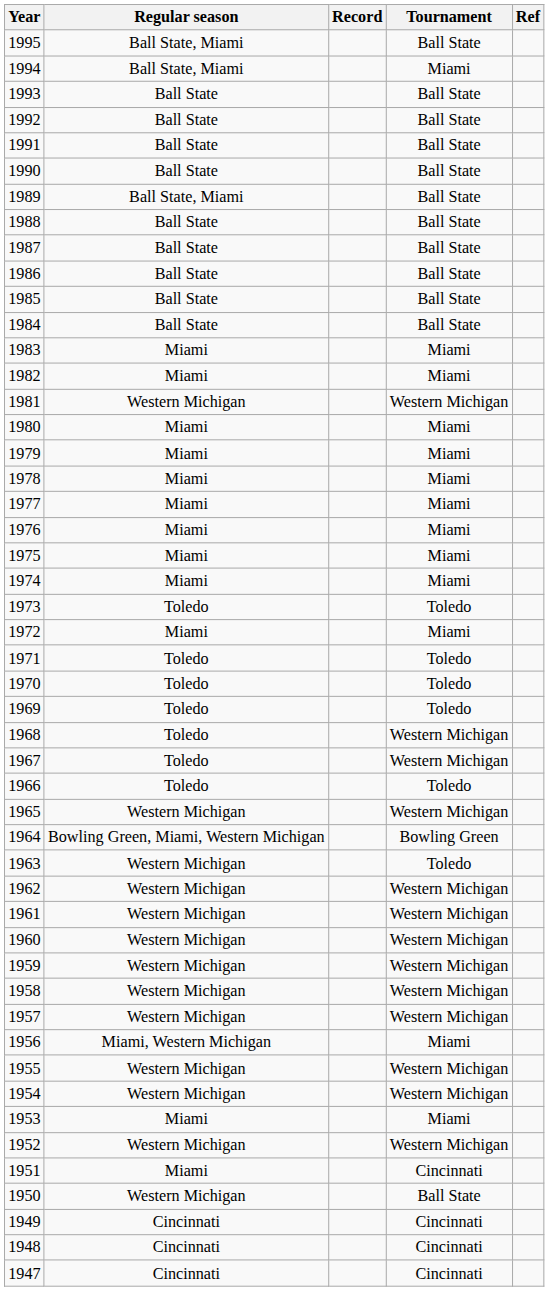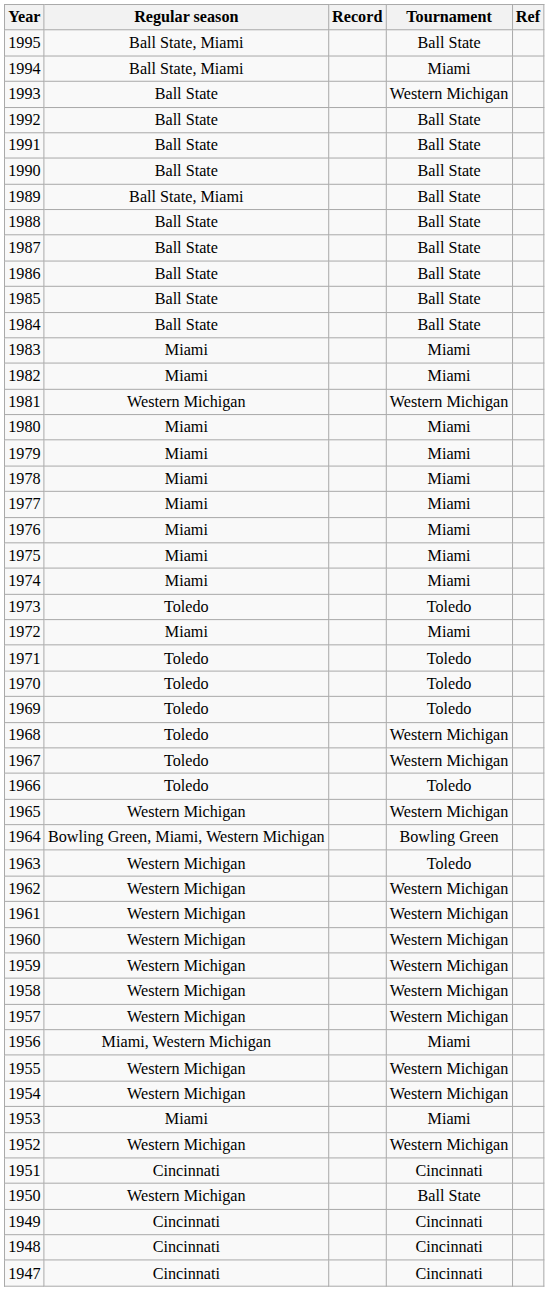(449, 94) Ball State -> (449, 94) Western Michigan
(186, 1170) Miami -> (186, 1170) Cincinnati
